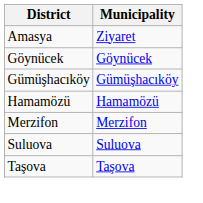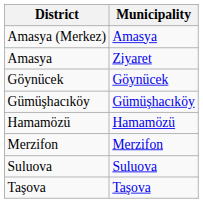+ row: (57, 36)
